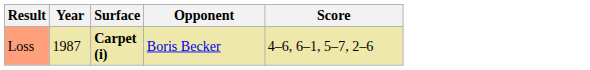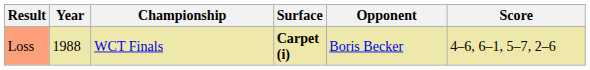+ column: (182, 15)
(67, 45) 1987 -> (67, 45) 1988
